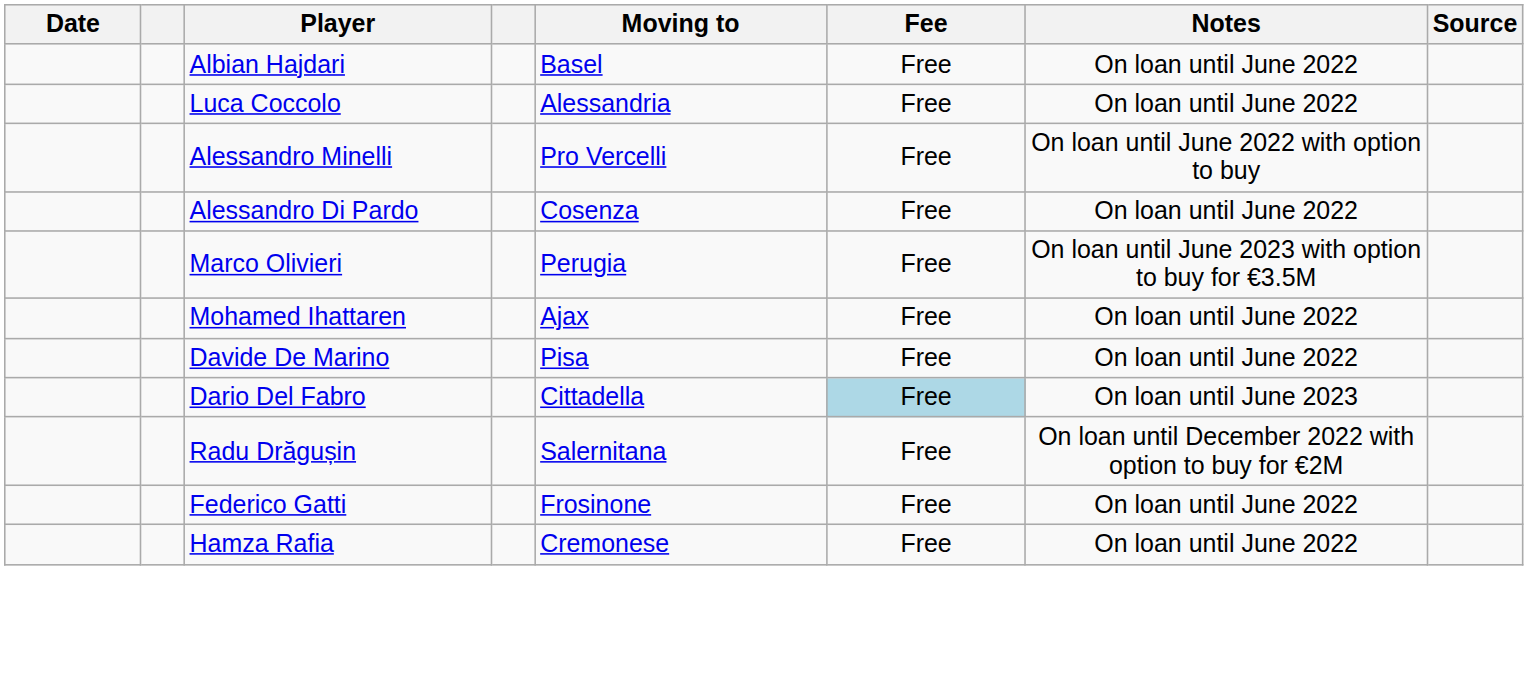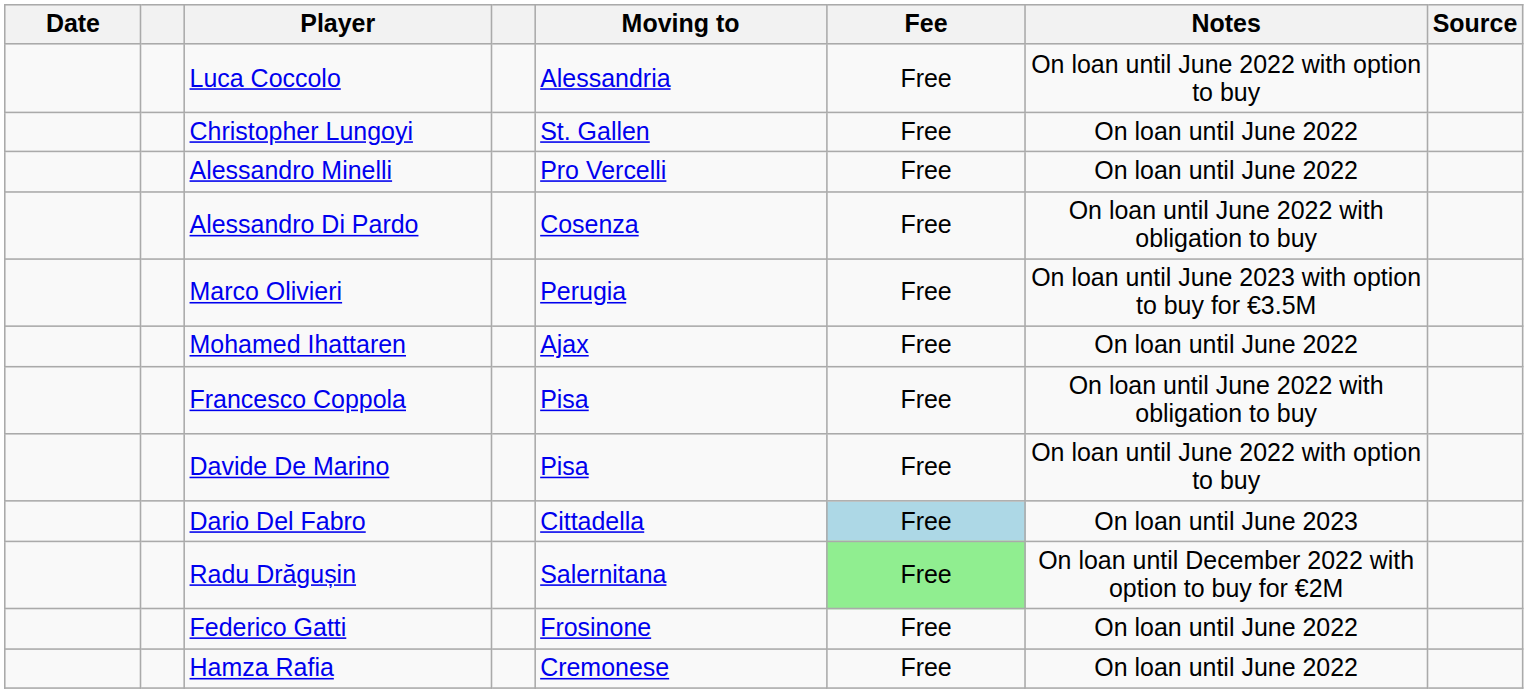- row: (267, 63)
(1226, 103) On loan until June 2022 -> (1226, 77) On loan until June 2022 with option to buy
+ row: (301, 131)
(1226, 157) On loan until June 2022 with option to buy -> (1226, 171) On loan until June 2022
(1226, 210) On loan until June 2022 -> (1226, 224) On loan until June 2022 with obligation to buy
+ row: (298, 399)
(1226, 357) On loan until June 2022 -> (1226, 467) On loan until June 2022 with option to buy
(926, 450) no background -> (926, 574) lightgreen background
